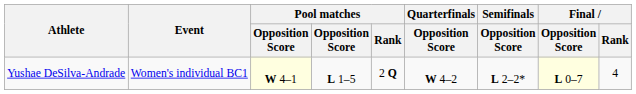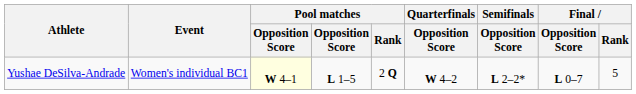(569, 80) lightyellow background -> (569, 80) no background
(615, 73) 4 -> (615, 73) 5
